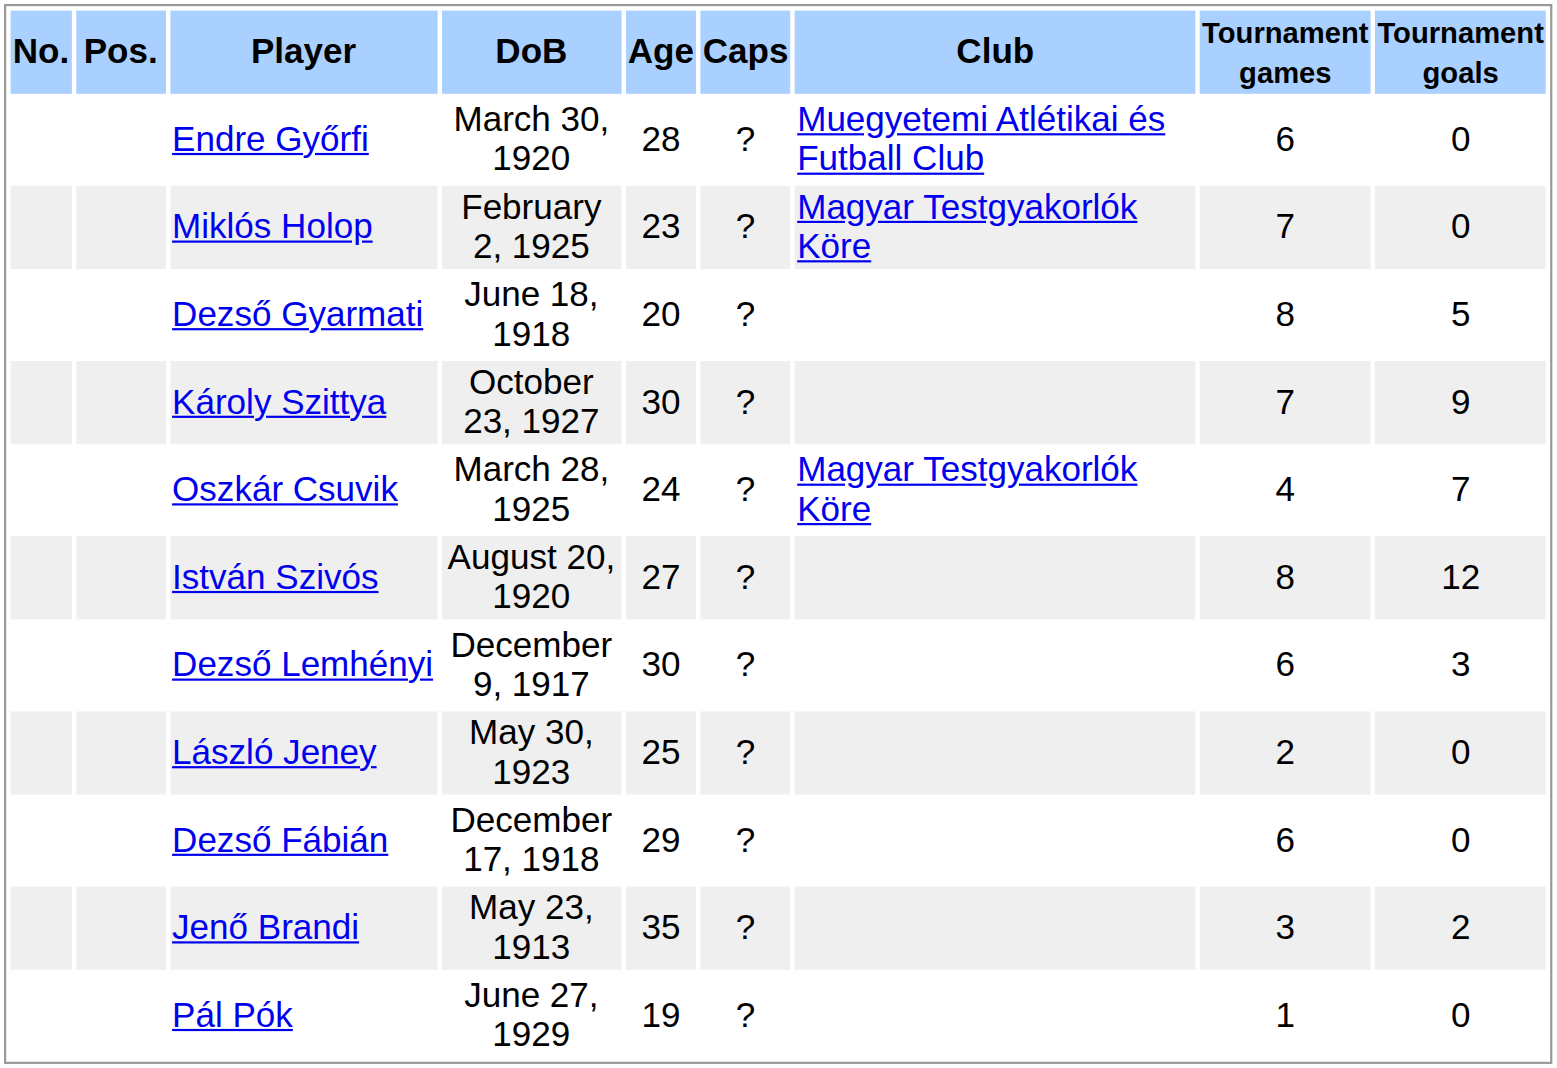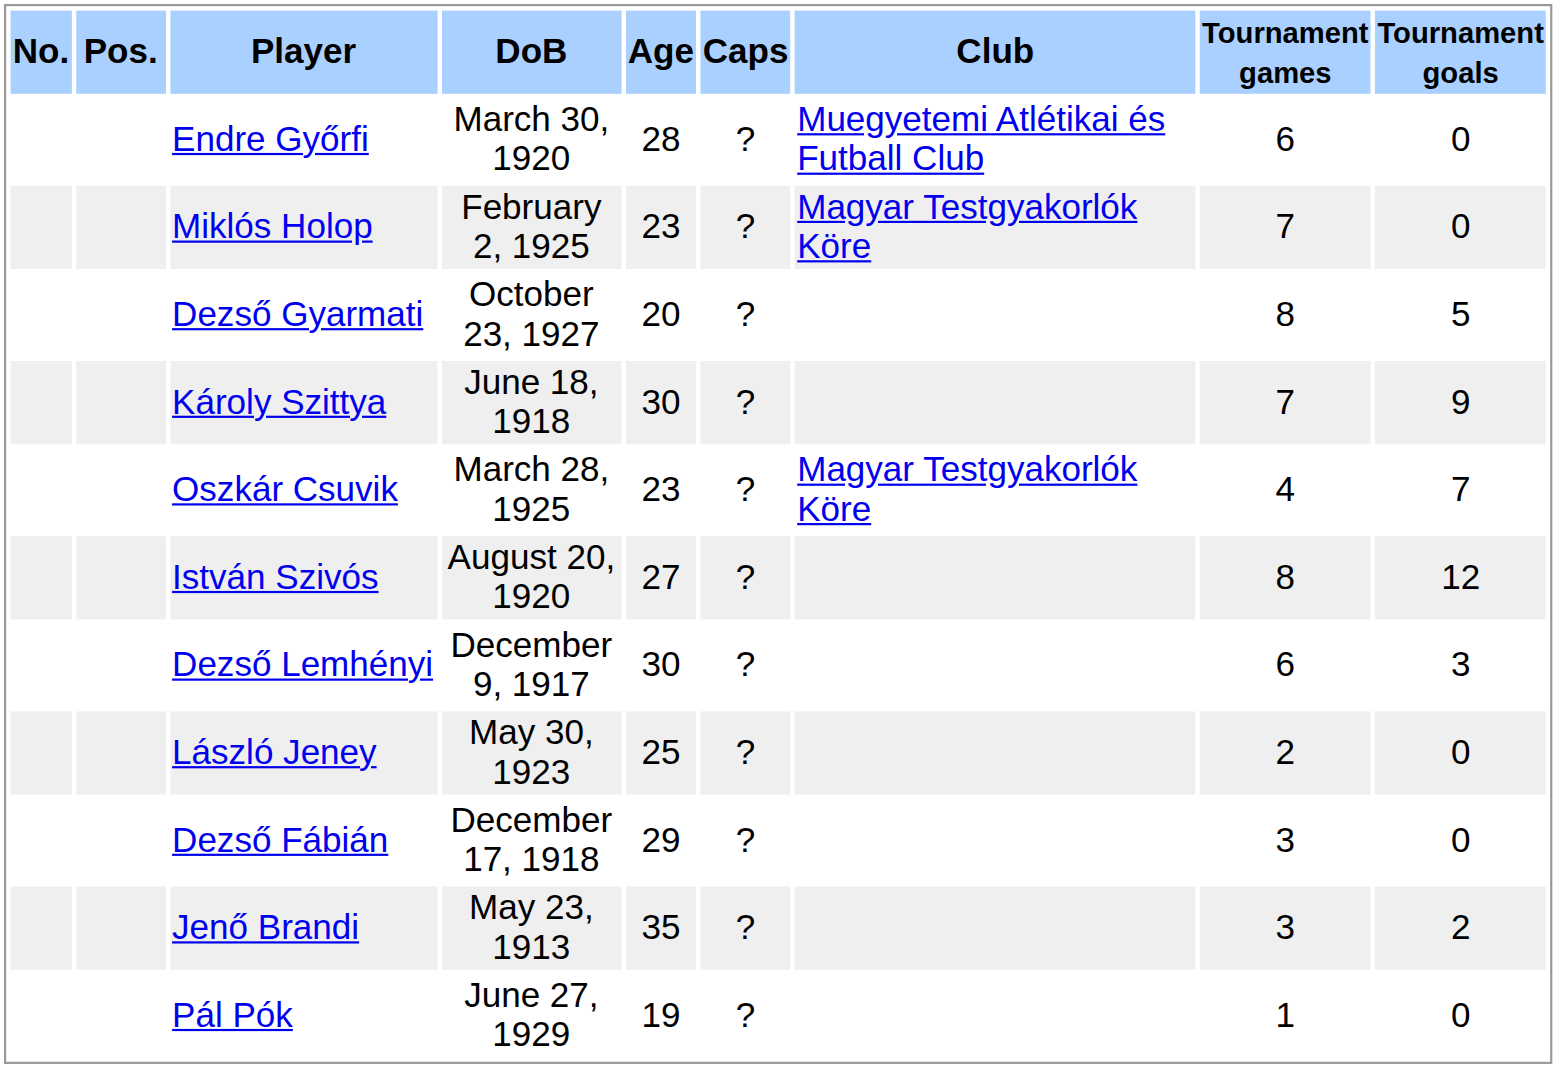(531, 314) June 18, 1918 -> (531, 314) October 23, 1927
(531, 401) October 23, 1927 -> (531, 401) June 18, 1918
(661, 489) 24 -> (661, 489) 23
(1285, 839) 6 -> (1285, 839) 3
